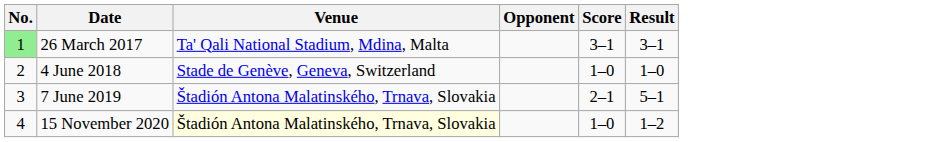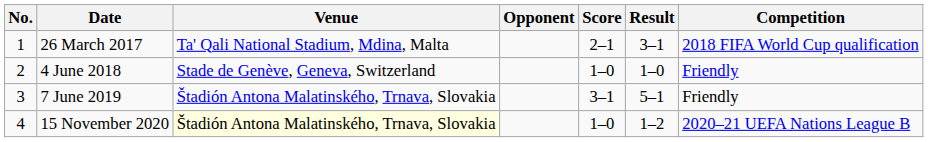+ column: (801, 17)
(21, 44) lightgreen background -> (21, 44) no background
(602, 44) 3–1 -> (602, 44) 2–1
(602, 96) 2–1 -> (602, 96) 3–1
